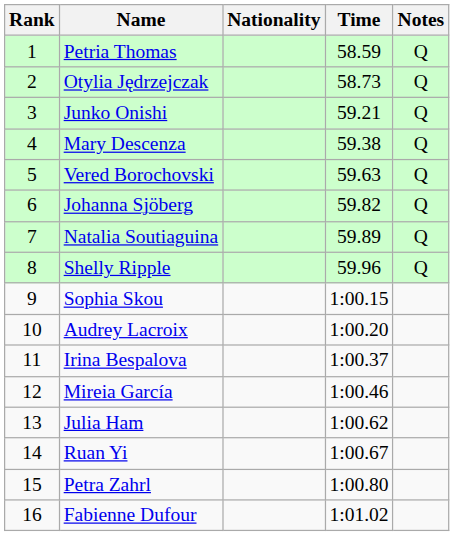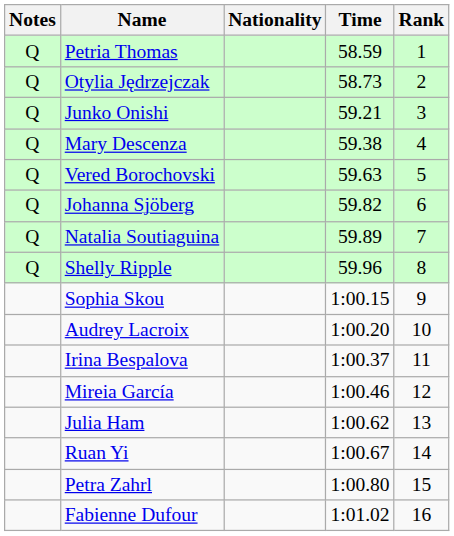columns swapped: (32, 19) <-> (421, 19)
